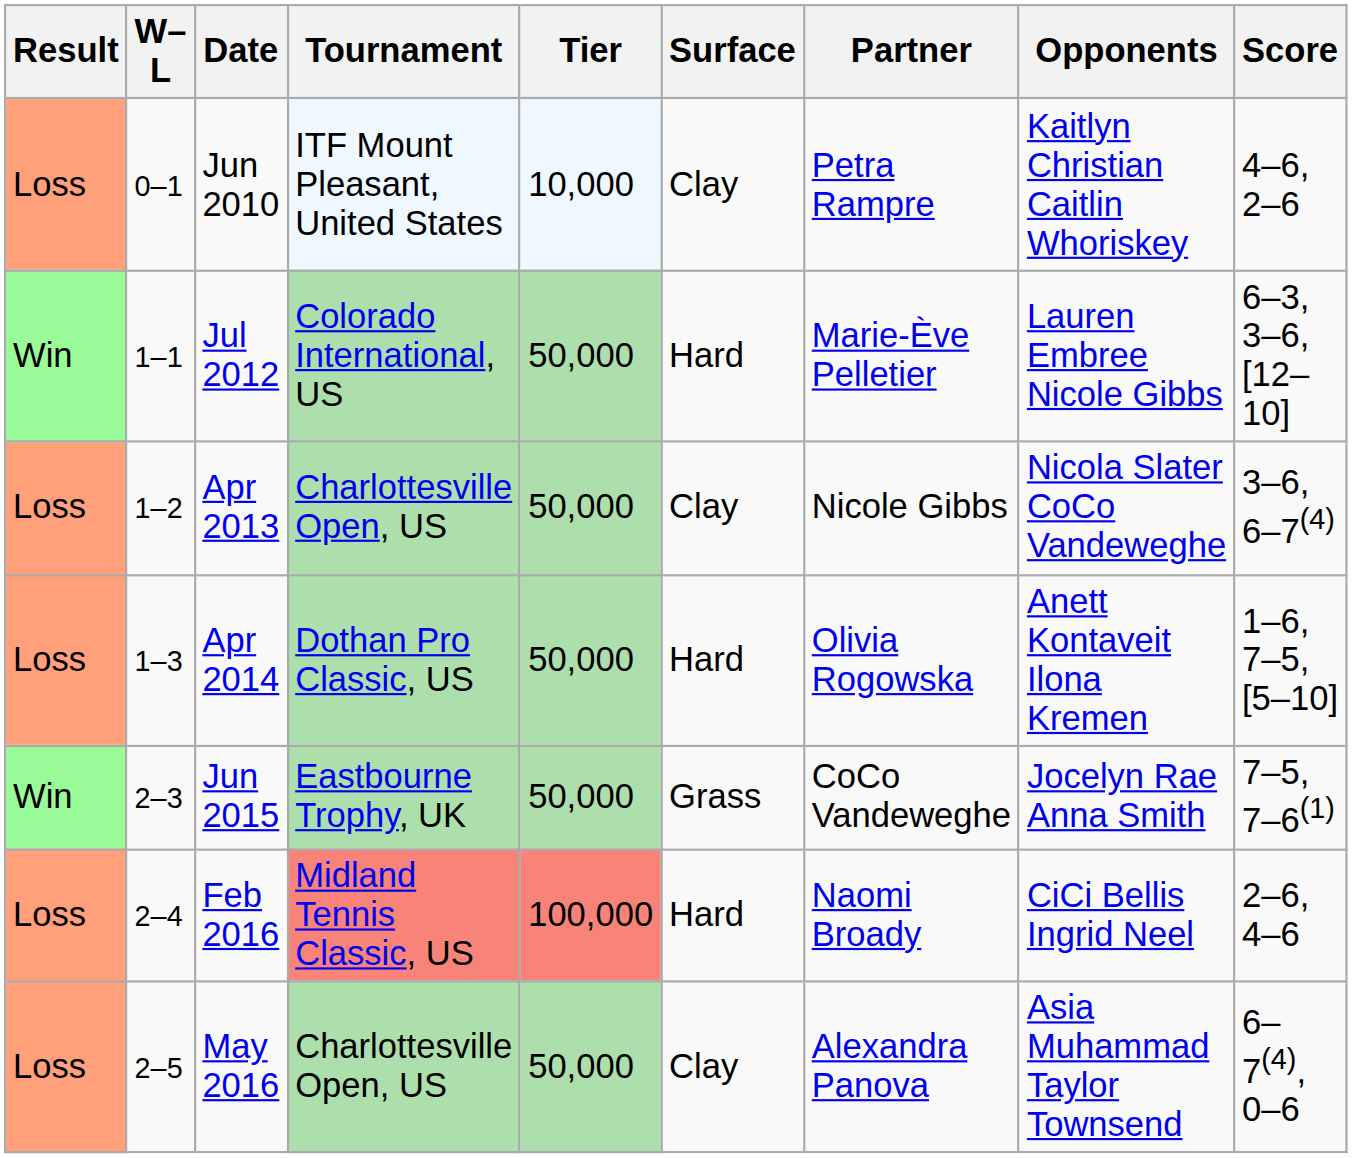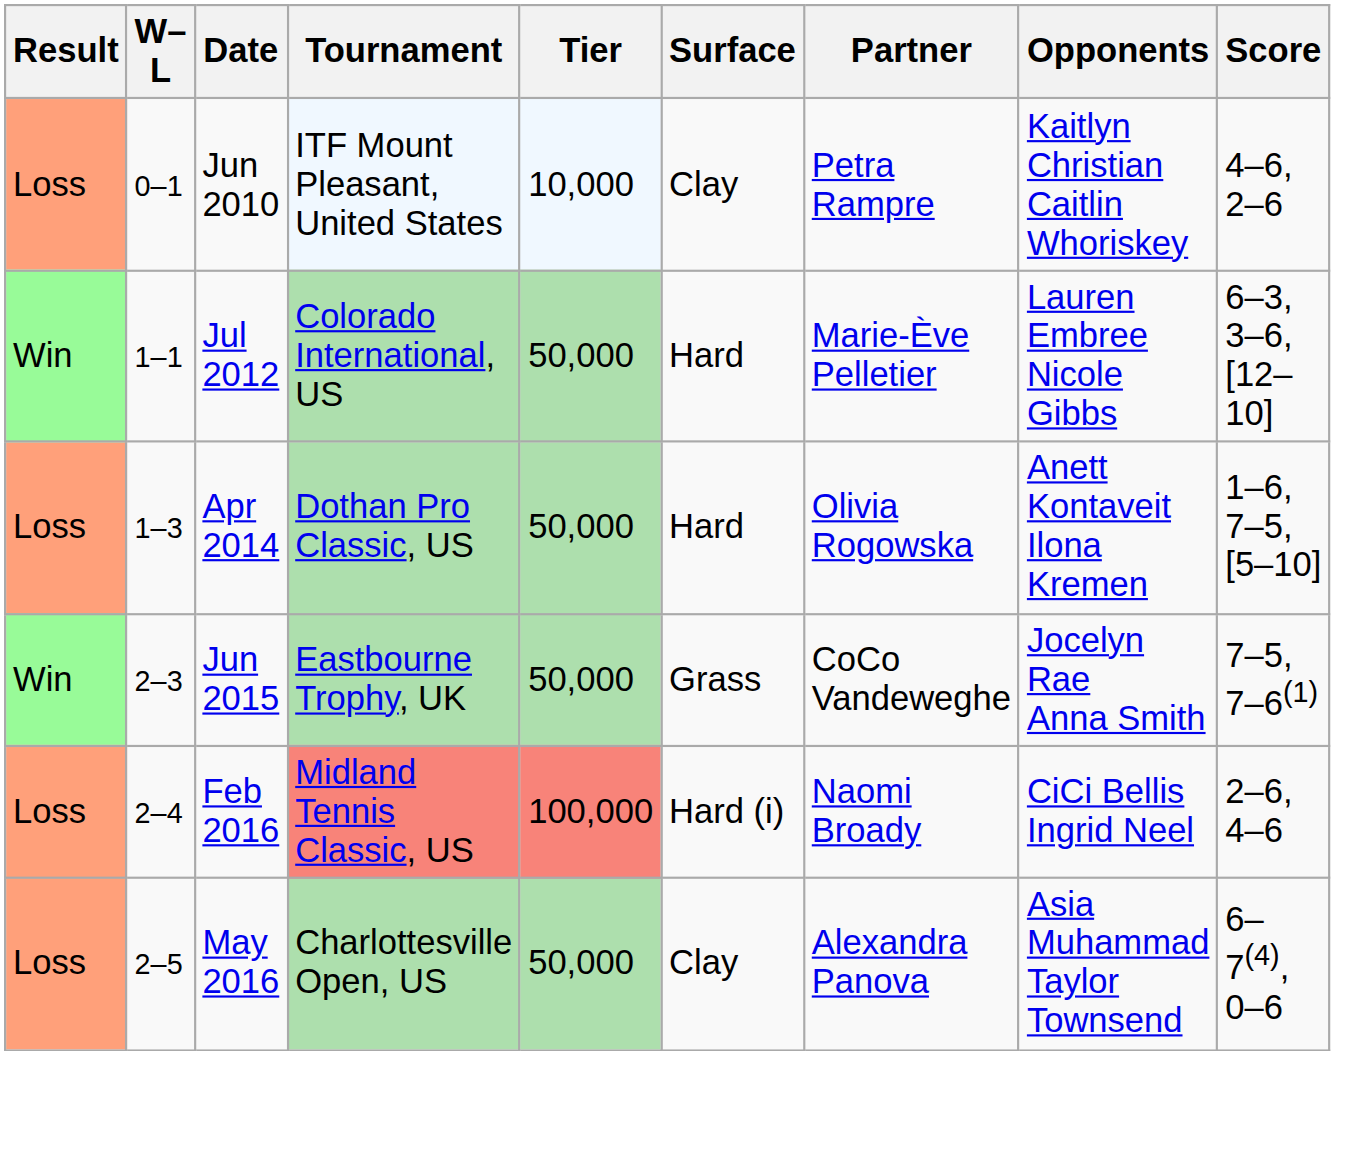- row: (241, 507)
(707, 914) Hard -> (727, 811) Hard (i)
